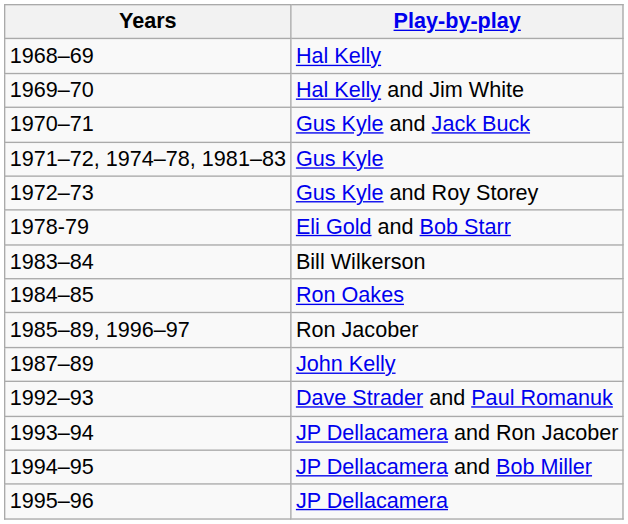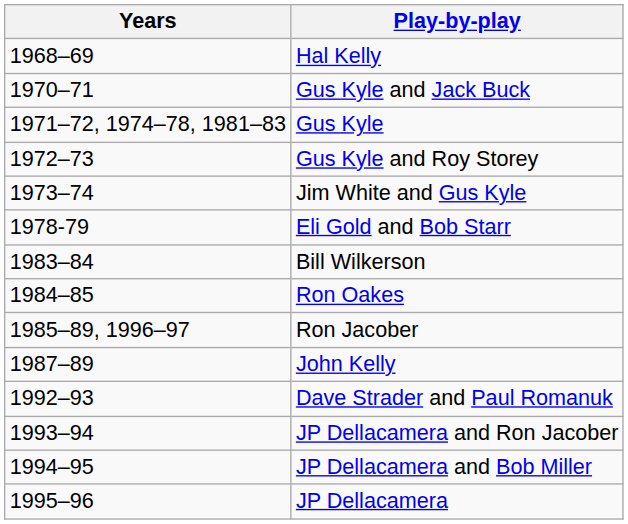- row: (410, 90)
+ row: (411, 192)
